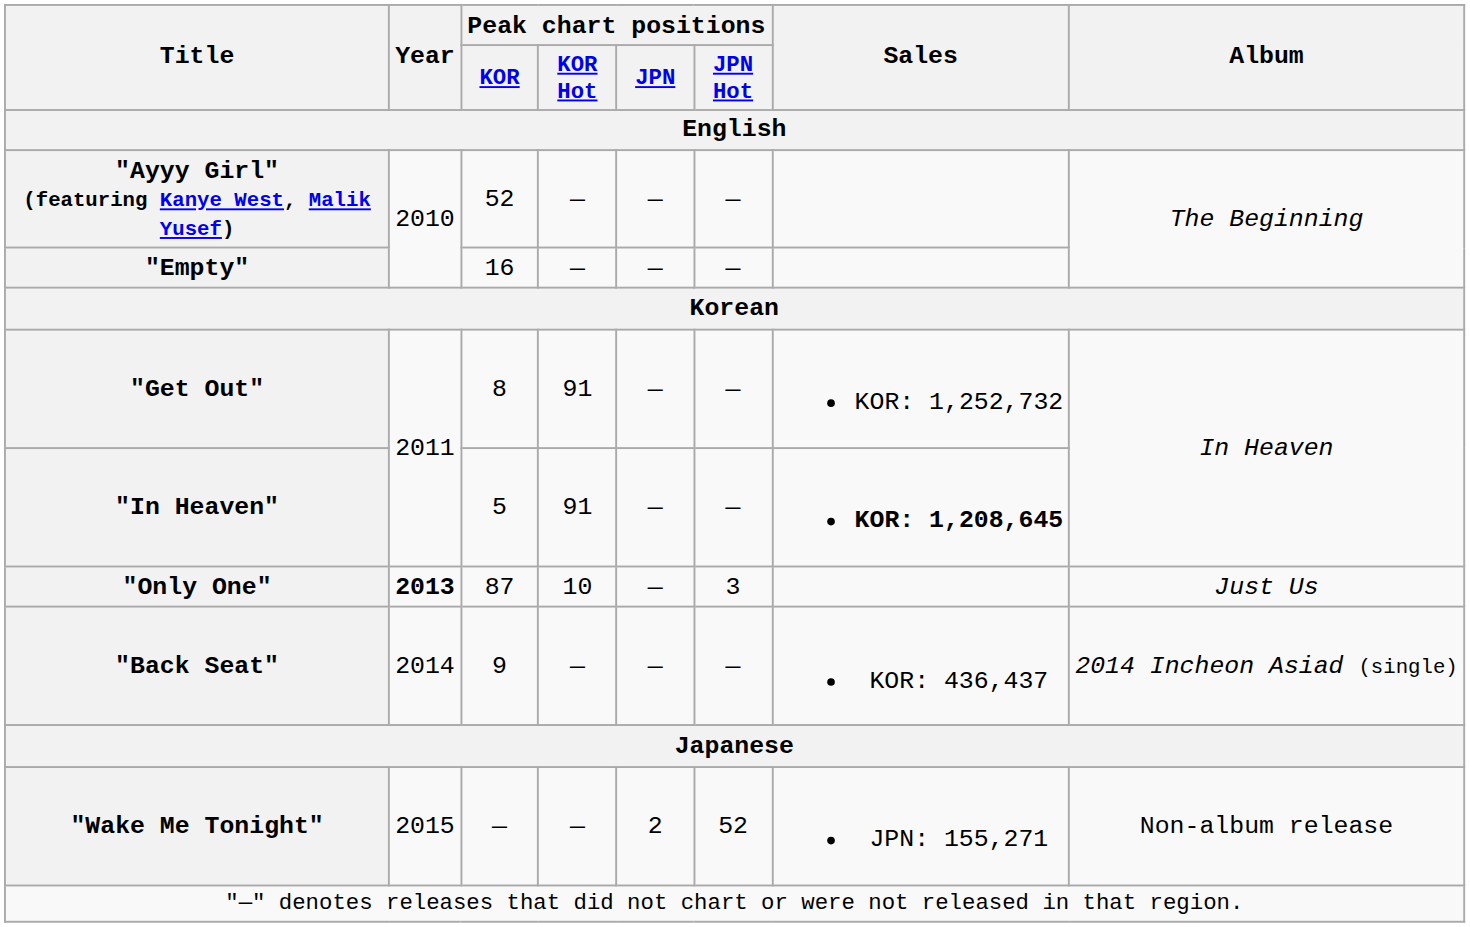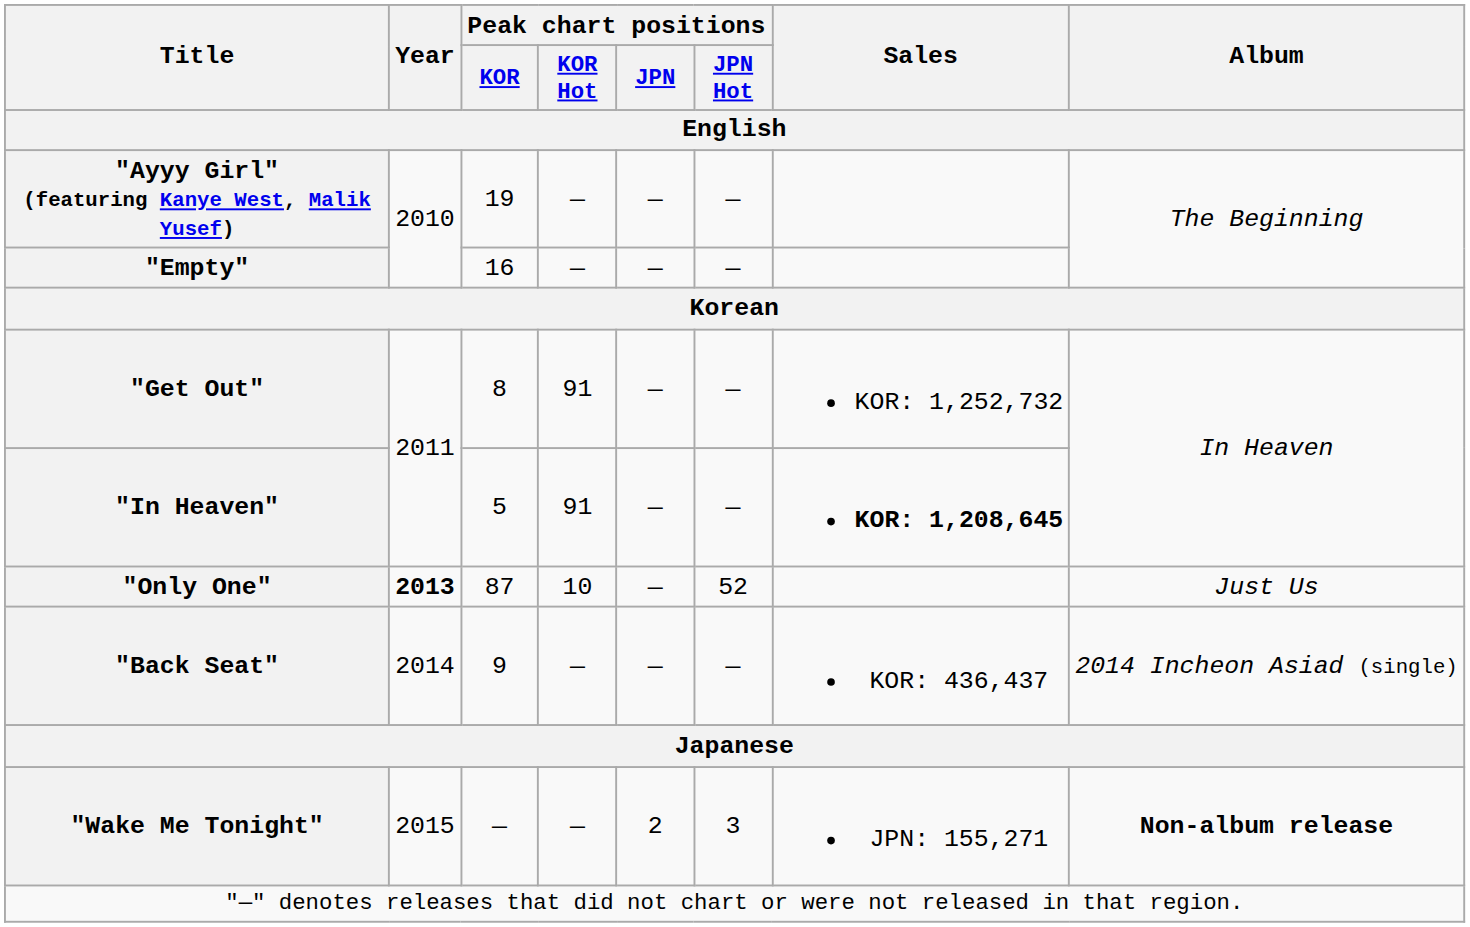(500, 199) 52 -> (500, 199) 19
(733, 587) 3 -> (733, 587) 52
(733, 826) 52 -> (733, 826) 3
(1266, 826) normal -> (1266, 826) bold
